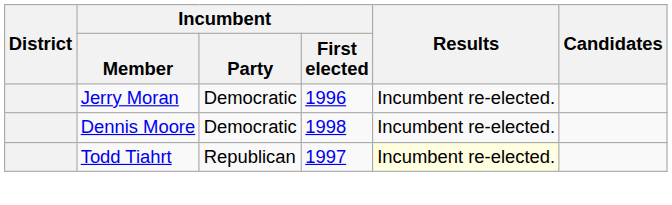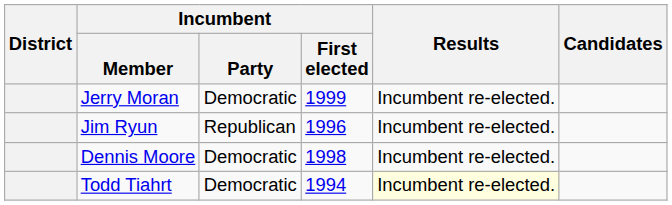(326, 98) 1996 -> (326, 98) 1999
+ row: (119, 127)
(250, 156) Republican -> (250, 185) Democratic
(326, 156) 1997 -> (326, 185) 1994
